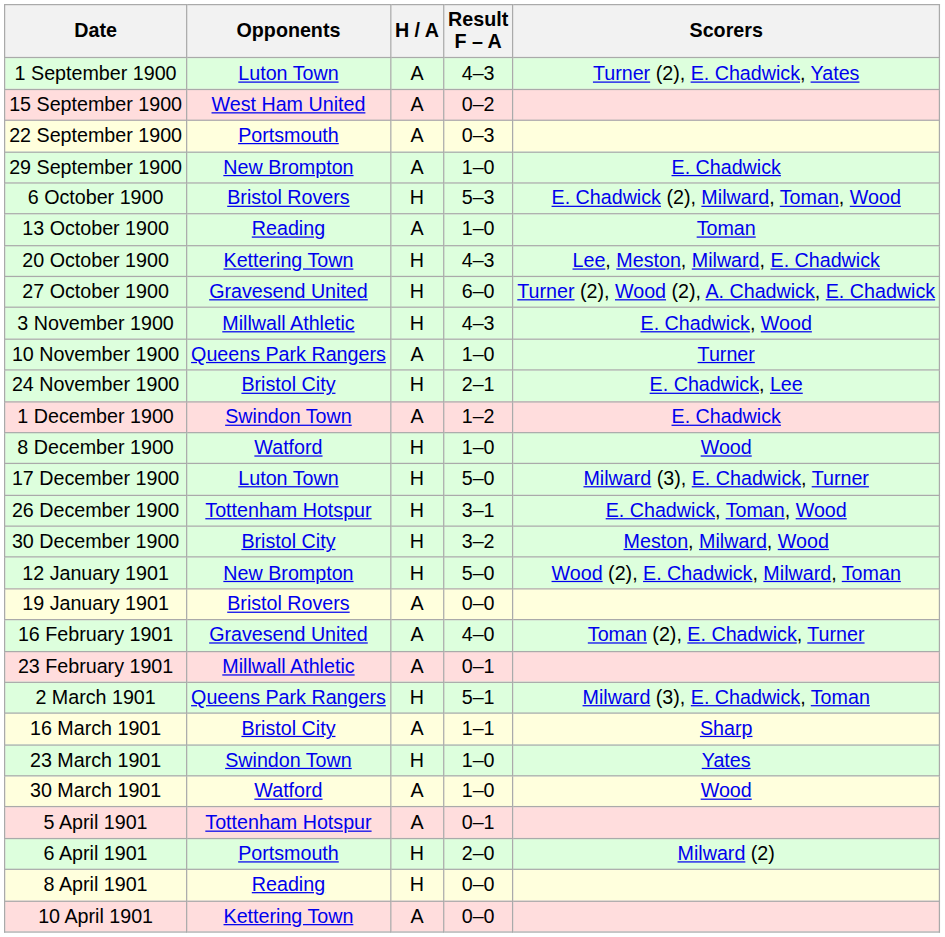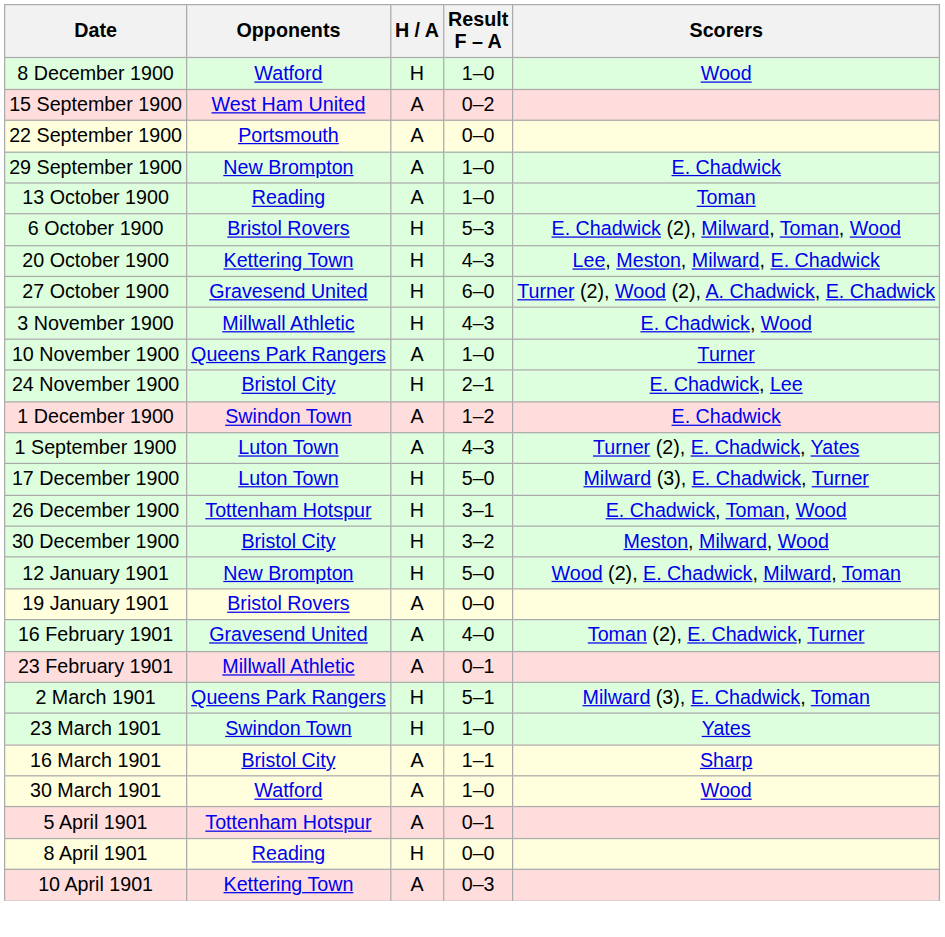rows swapped: (96, 73) <-> (96, 447)
(478, 135) 0–3 -> (478, 135) 0–0
rows swapped: (96, 198) <-> (96, 229)
rows swapped: (96, 728) <-> (96, 760)
- row: (96, 853)
(478, 916) 0–0 -> (478, 884) 0–3
